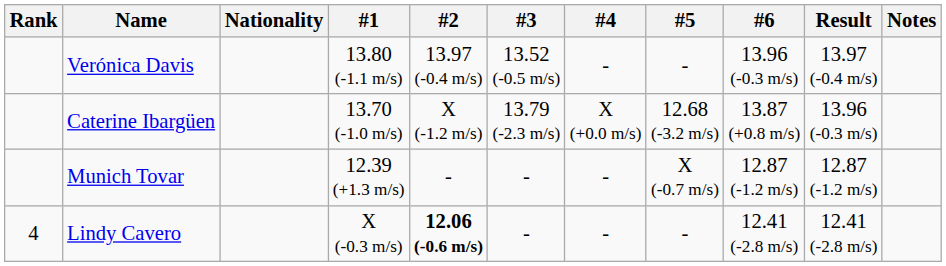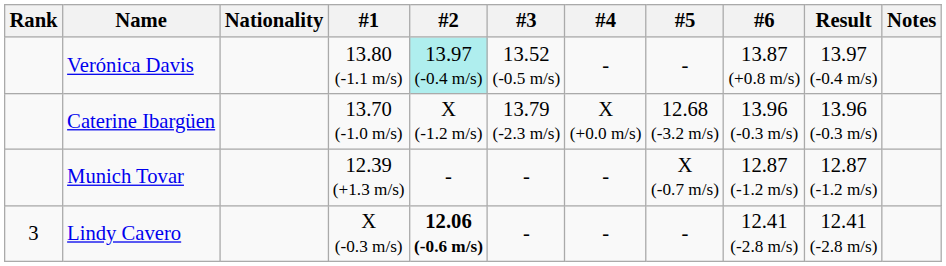(448, 65) no background -> (448, 65) paleturquoise background
(764, 65) 13.96 (-0.3 m/s) -> (764, 65) 13.87 (+0.8 m/s)
(764, 121) 13.87 (+0.8 m/s) -> (764, 121) 13.96 (-0.3 m/s)
(33, 233) 4 -> (33, 233) 3
